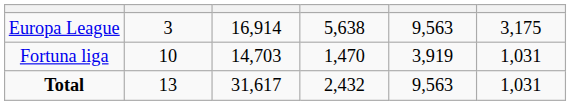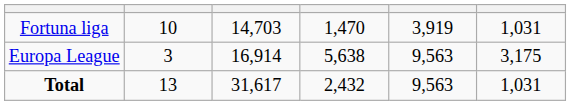rows swapped: (64, 56) <-> (64, 27)
